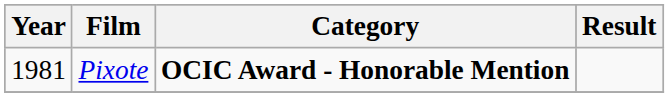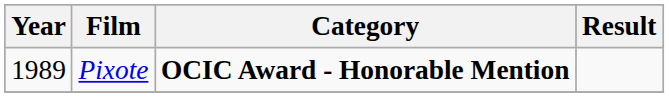(39, 69) 1981 -> (39, 69) 1989
